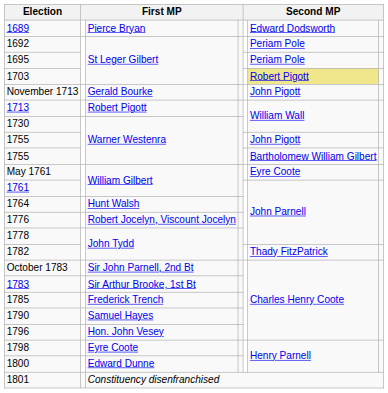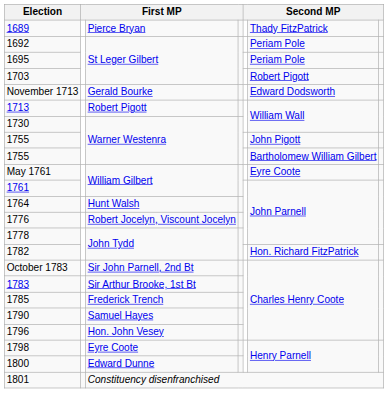(292, 28) Edward Dodsworth -> (289, 28) Thady FitzPatrick
(279, 76) khaki background -> (279, 76) no background
(275, 92) John Pigott -> (292, 92) Edward Dodsworth
(289, 252) Thady FitzPatrick -> (304, 252) Hon. Richard FitzPatrick
